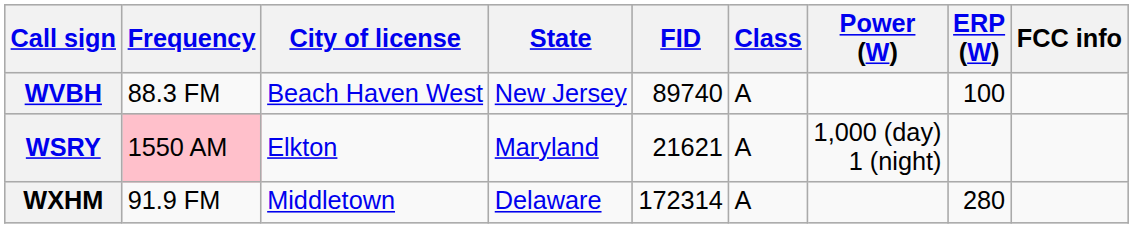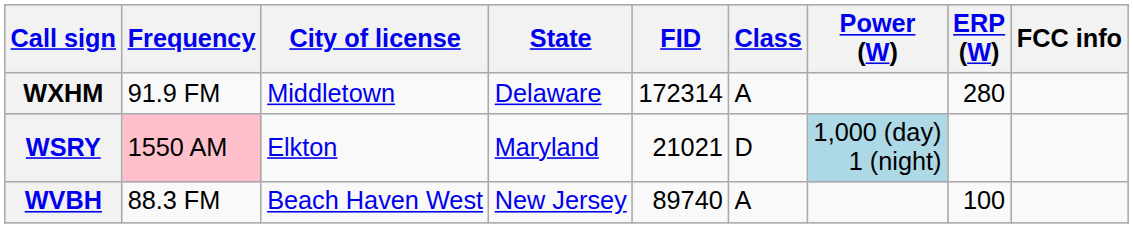rows swapped: (63, 201) <-> (63, 93)
(688, 147) 21621 -> (688, 147) 21021
(743, 147) A -> (744, 147) D
(878, 147) no background -> (878, 147) lightblue background
